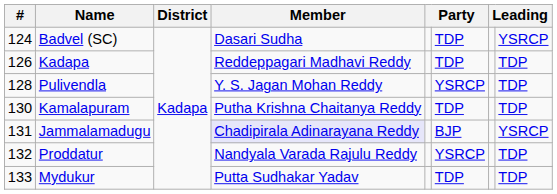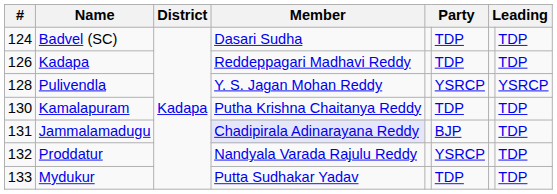(523, 39) YSRCP -> (513, 39) TDP
(513, 85) TDP -> (523, 85) YSRCP
(523, 131) YSRCP -> (513, 131) TDP
